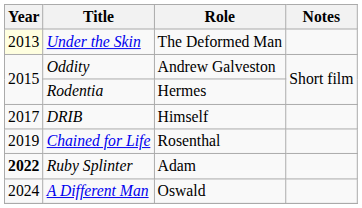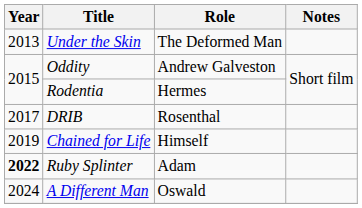(24, 41) lightyellow background -> (24, 41) no background
(183, 116) Himself -> (189, 116) Rosenthal
(189, 141) Rosenthal -> (183, 141) Himself
